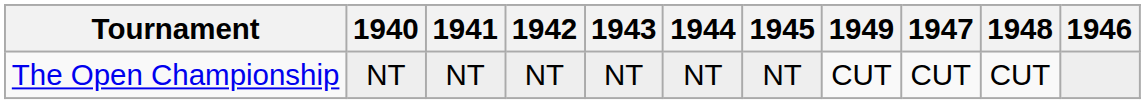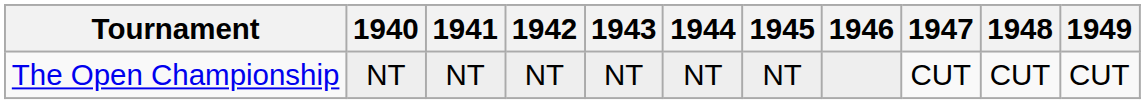columns swapped: (1099, 28) <-> (861, 28)
